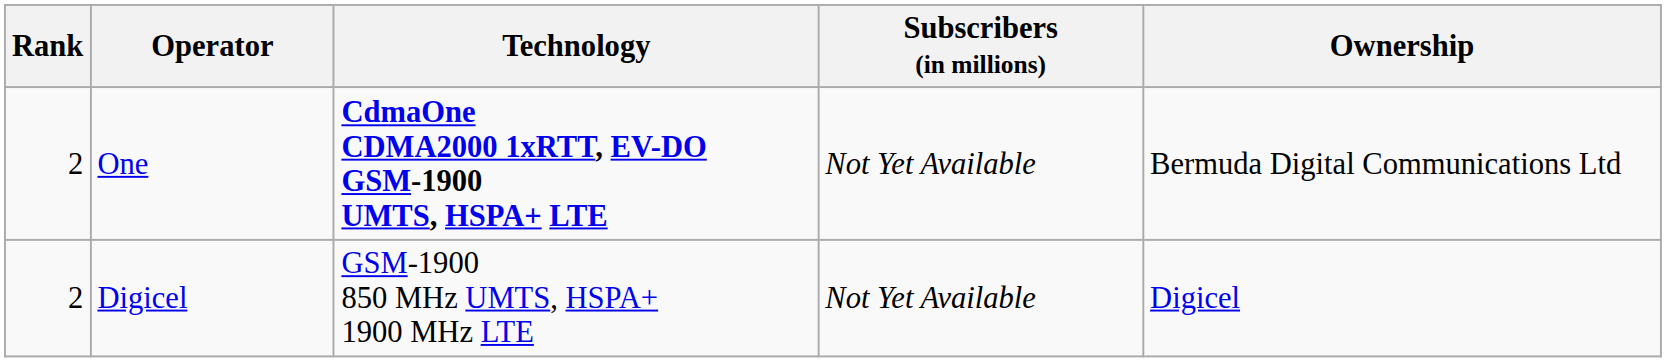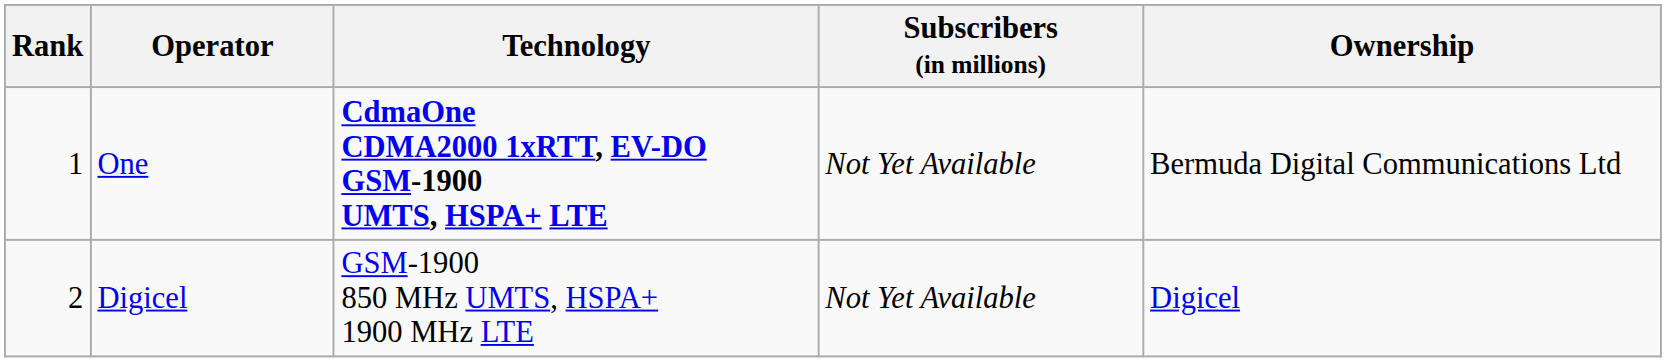(76, 163) 2 -> (76, 163) 1
